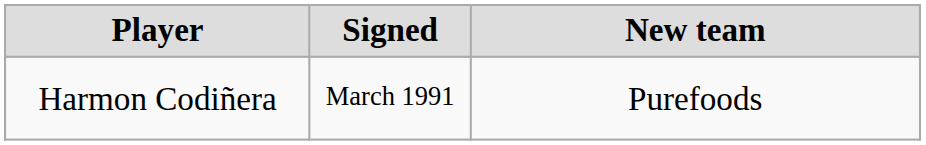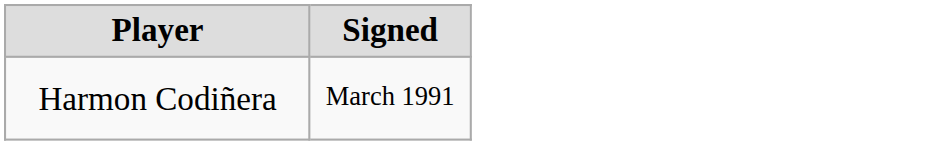- column: (695, 30)
